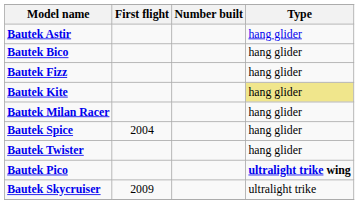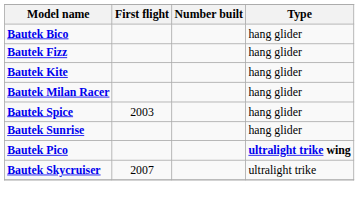- row: (39, 34)
(275, 92) khaki background -> (275, 73) no background
(142, 131) 2004 -> (142, 112) 2003
+ row: (46, 131)
- row: (45, 150)
(142, 189) 2009 -> (142, 170) 2007
